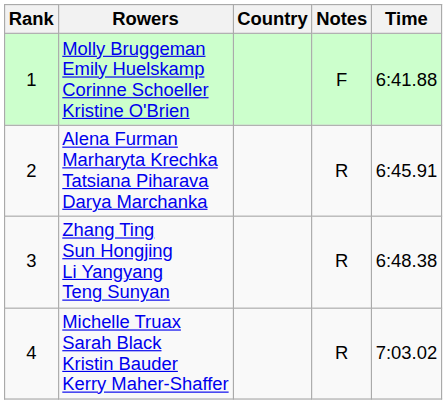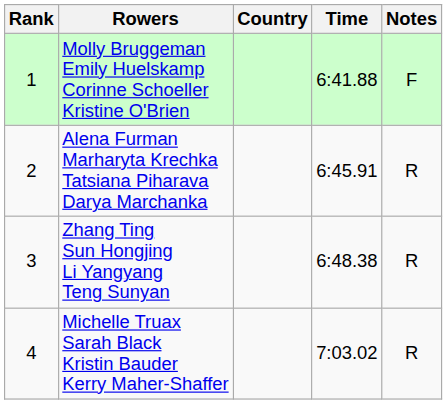columns swapped: (406, 19) <-> (342, 19)
